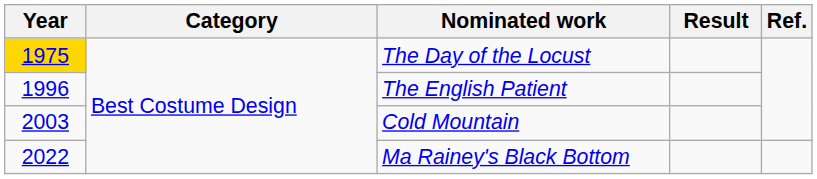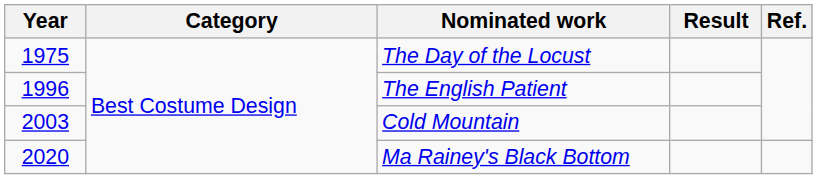(45, 55) gold background -> (45, 55) no background
(45, 156) 2022 -> (45, 156) 2020
